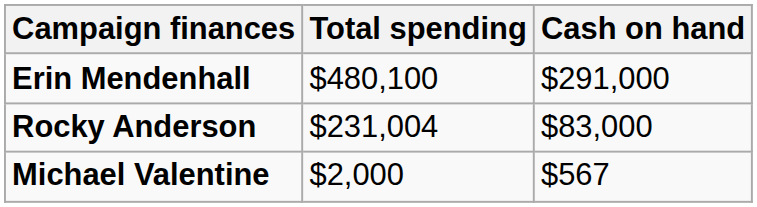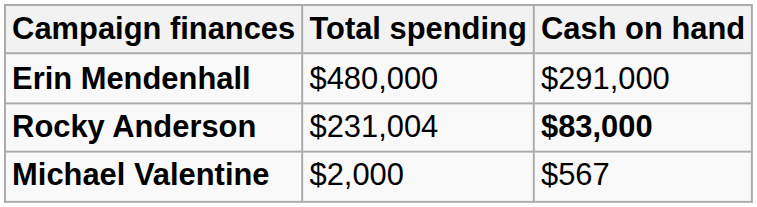(374, 77) $480,100 -> (374, 77) $480,000
(597, 126) normal -> (597, 126) bold
